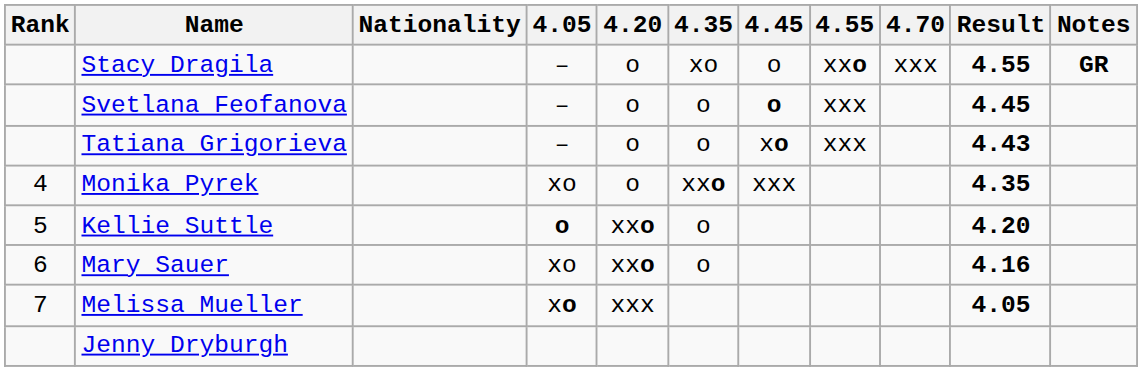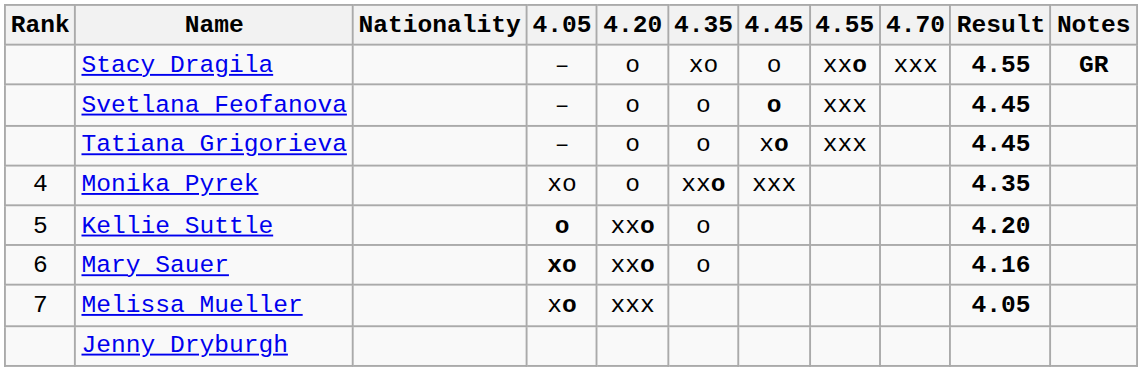(1001, 145) 4.43 -> (1001, 145) 4.45
(562, 265) normal -> (562, 265) bold
